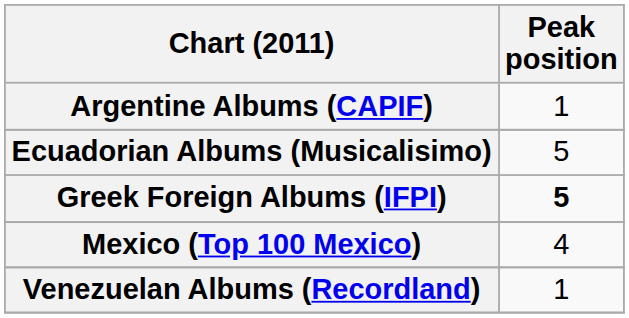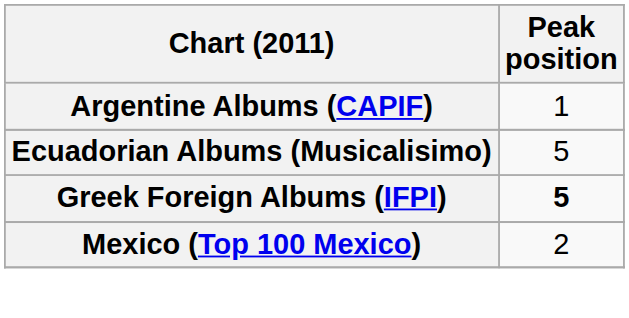(561, 243) 4 -> (561, 243) 2
- row: (252, 289)
